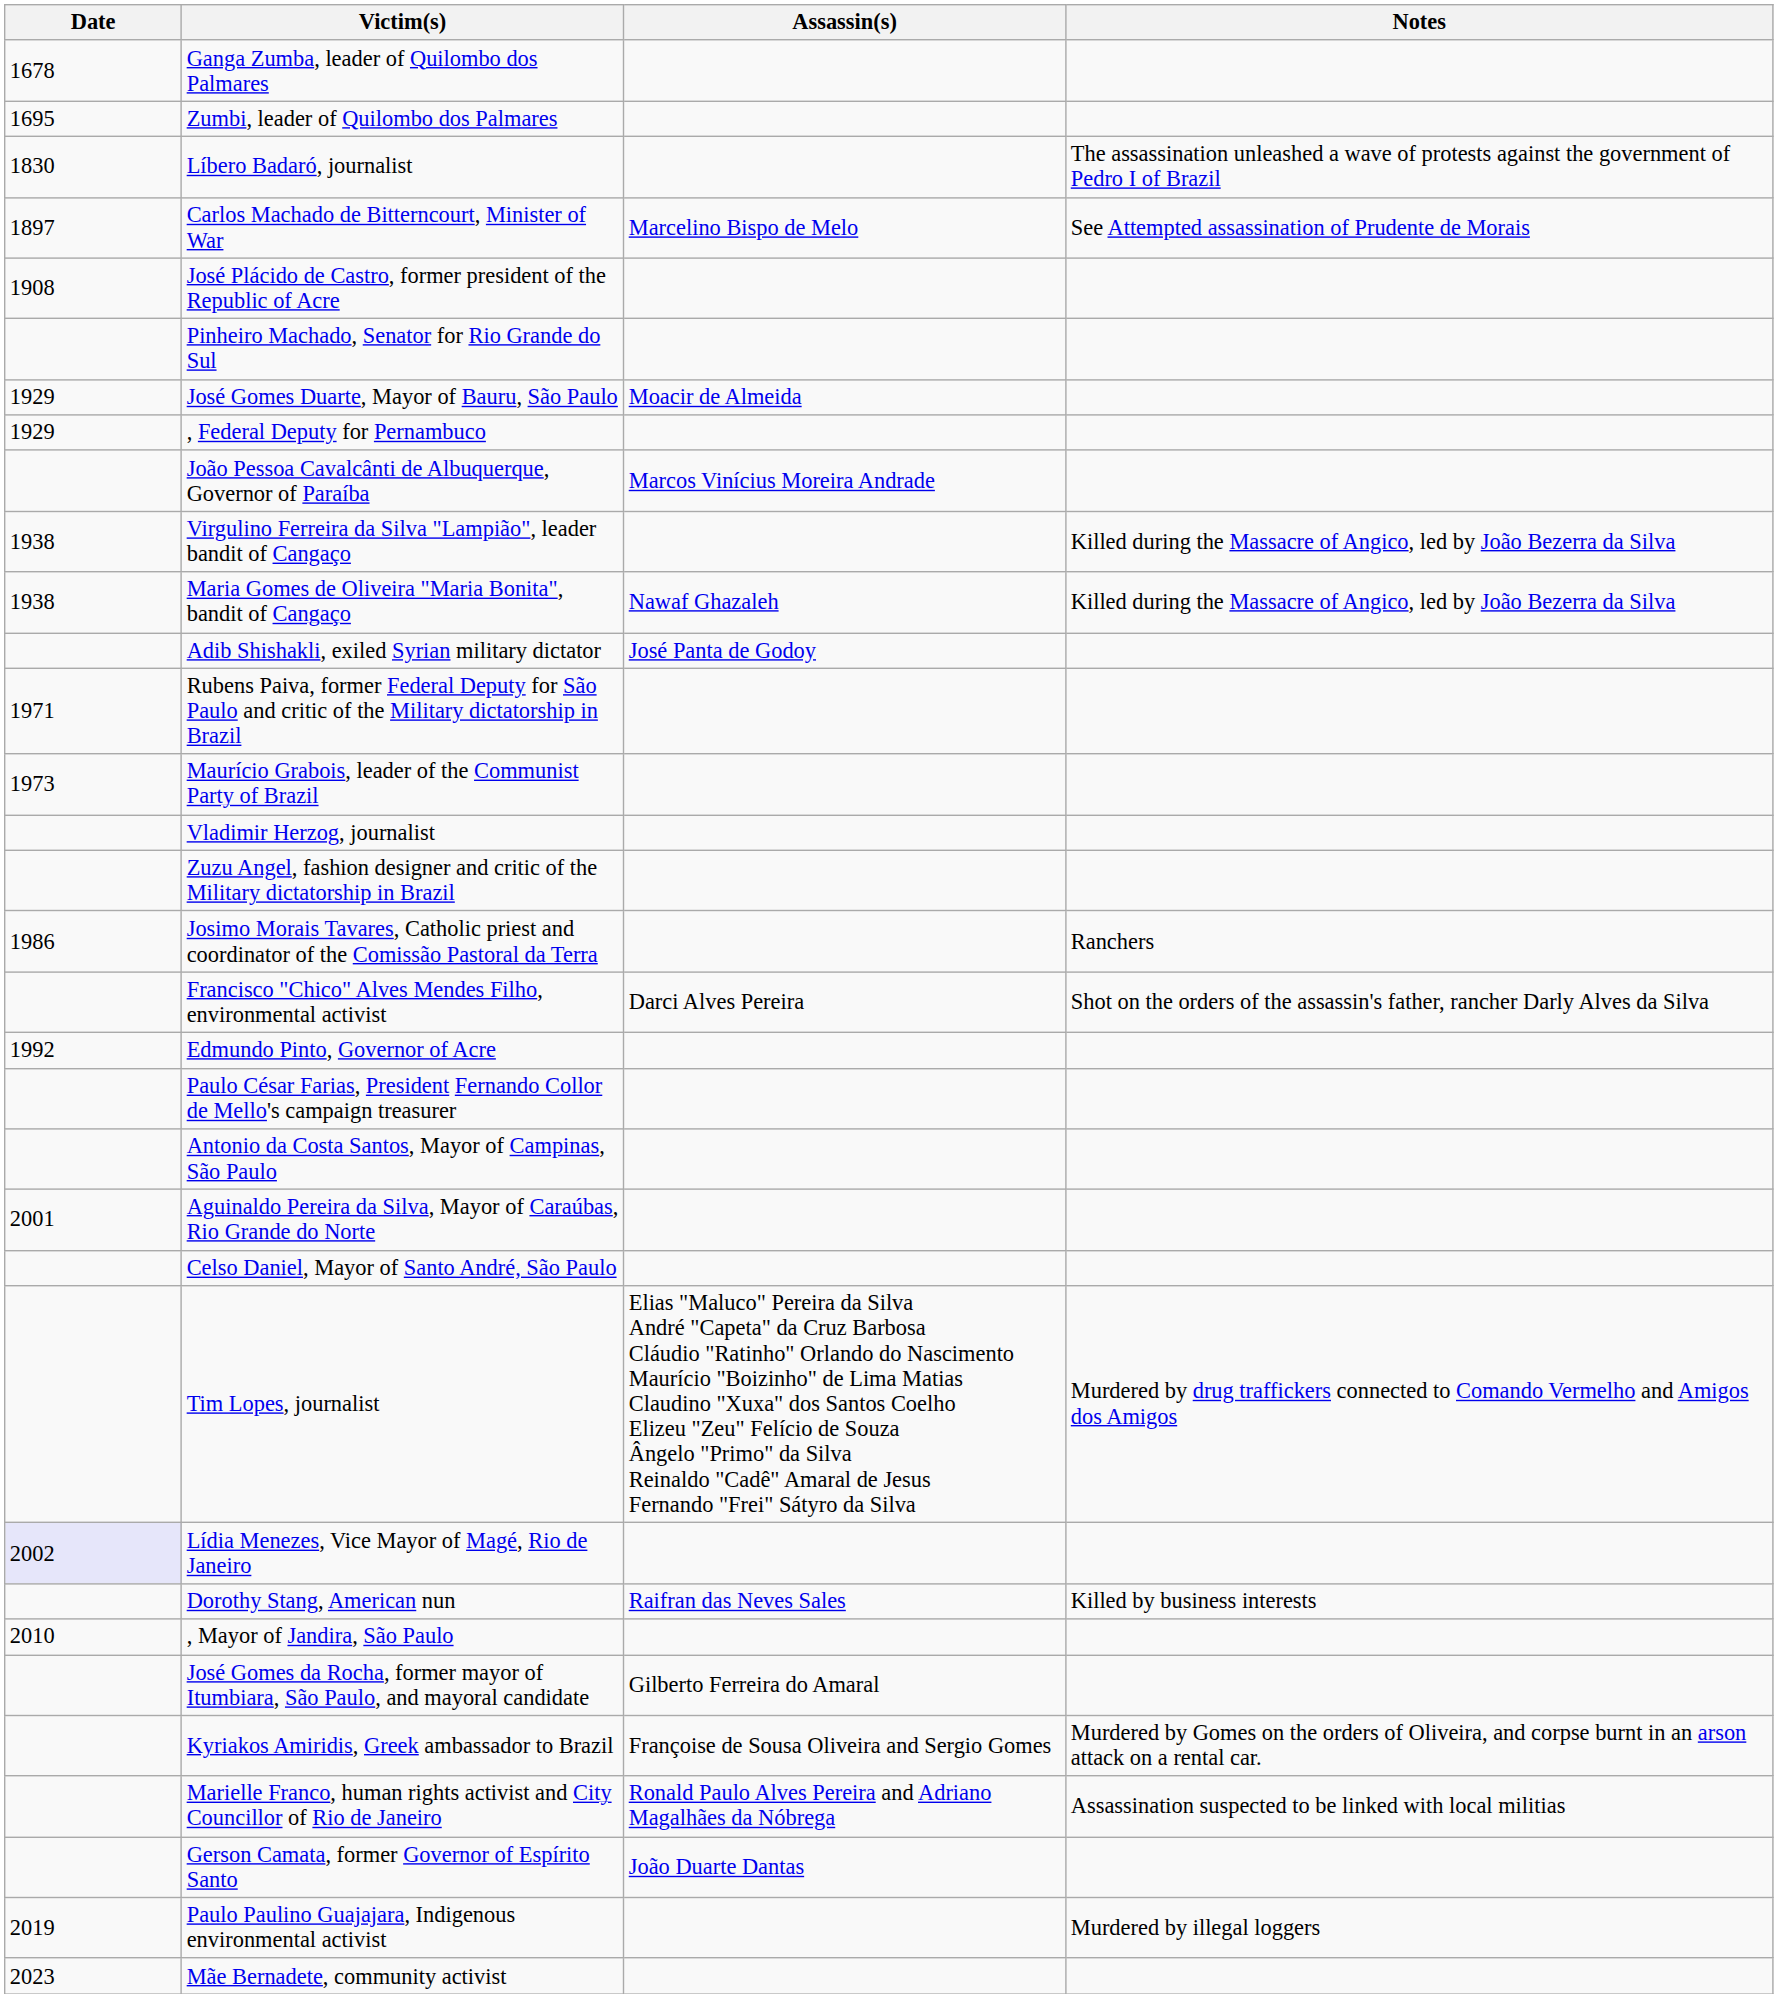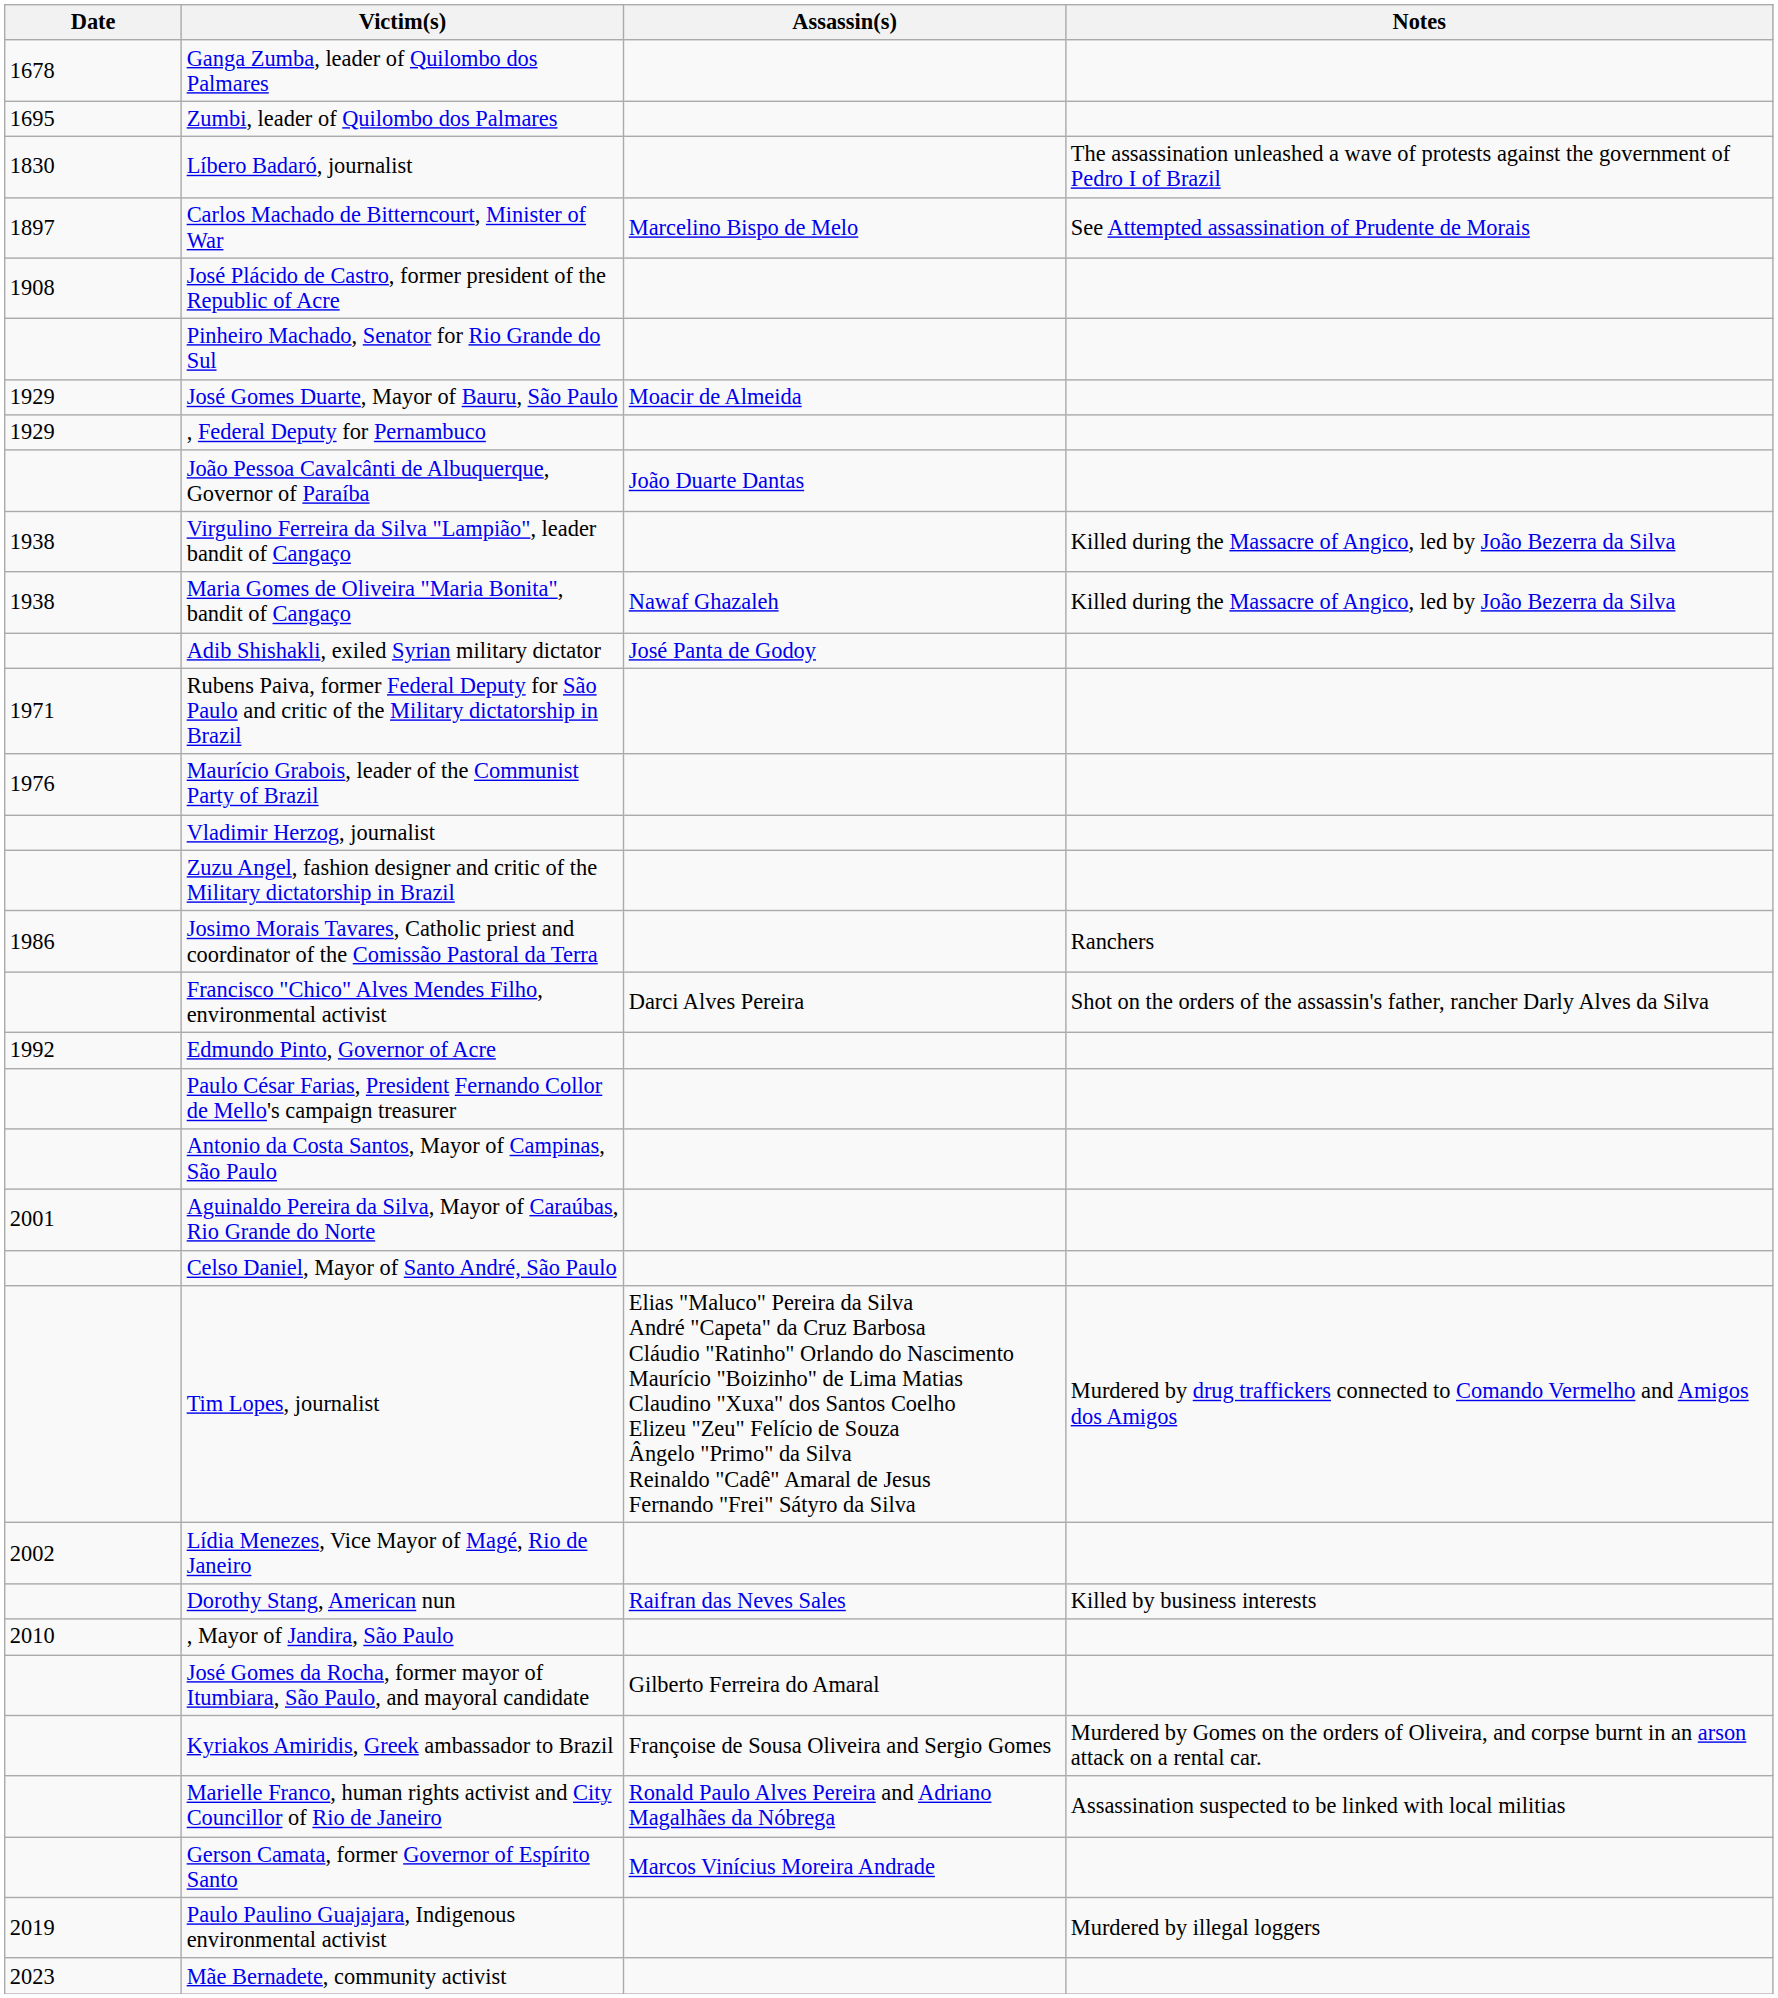(782, 480) Marcos Vinícius Moreira Andrade -> (716, 480) João Duarte Dantas
(32, 784) 1973 -> (32, 784) 1976
(32, 1552) lavender background -> (32, 1552) no background
(716, 1866) João Duarte Dantas -> (782, 1866) Marcos Vinícius Moreira Andrade
